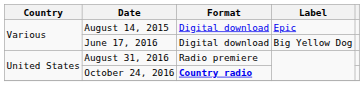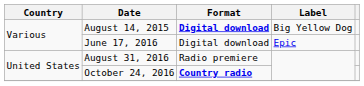(224, 27) normal -> (224, 27) bold
(285, 27) Epic -> (313, 27) Big Yellow Dog
(313, 42) Big Yellow Dog -> (285, 42) Epic
